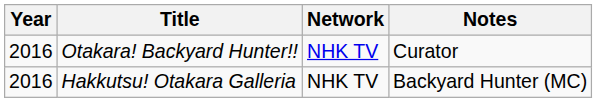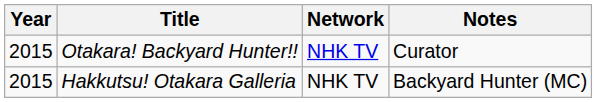(31, 50) 2016 -> (31, 50) 2015
(31, 81) 2016 -> (31, 81) 2015
